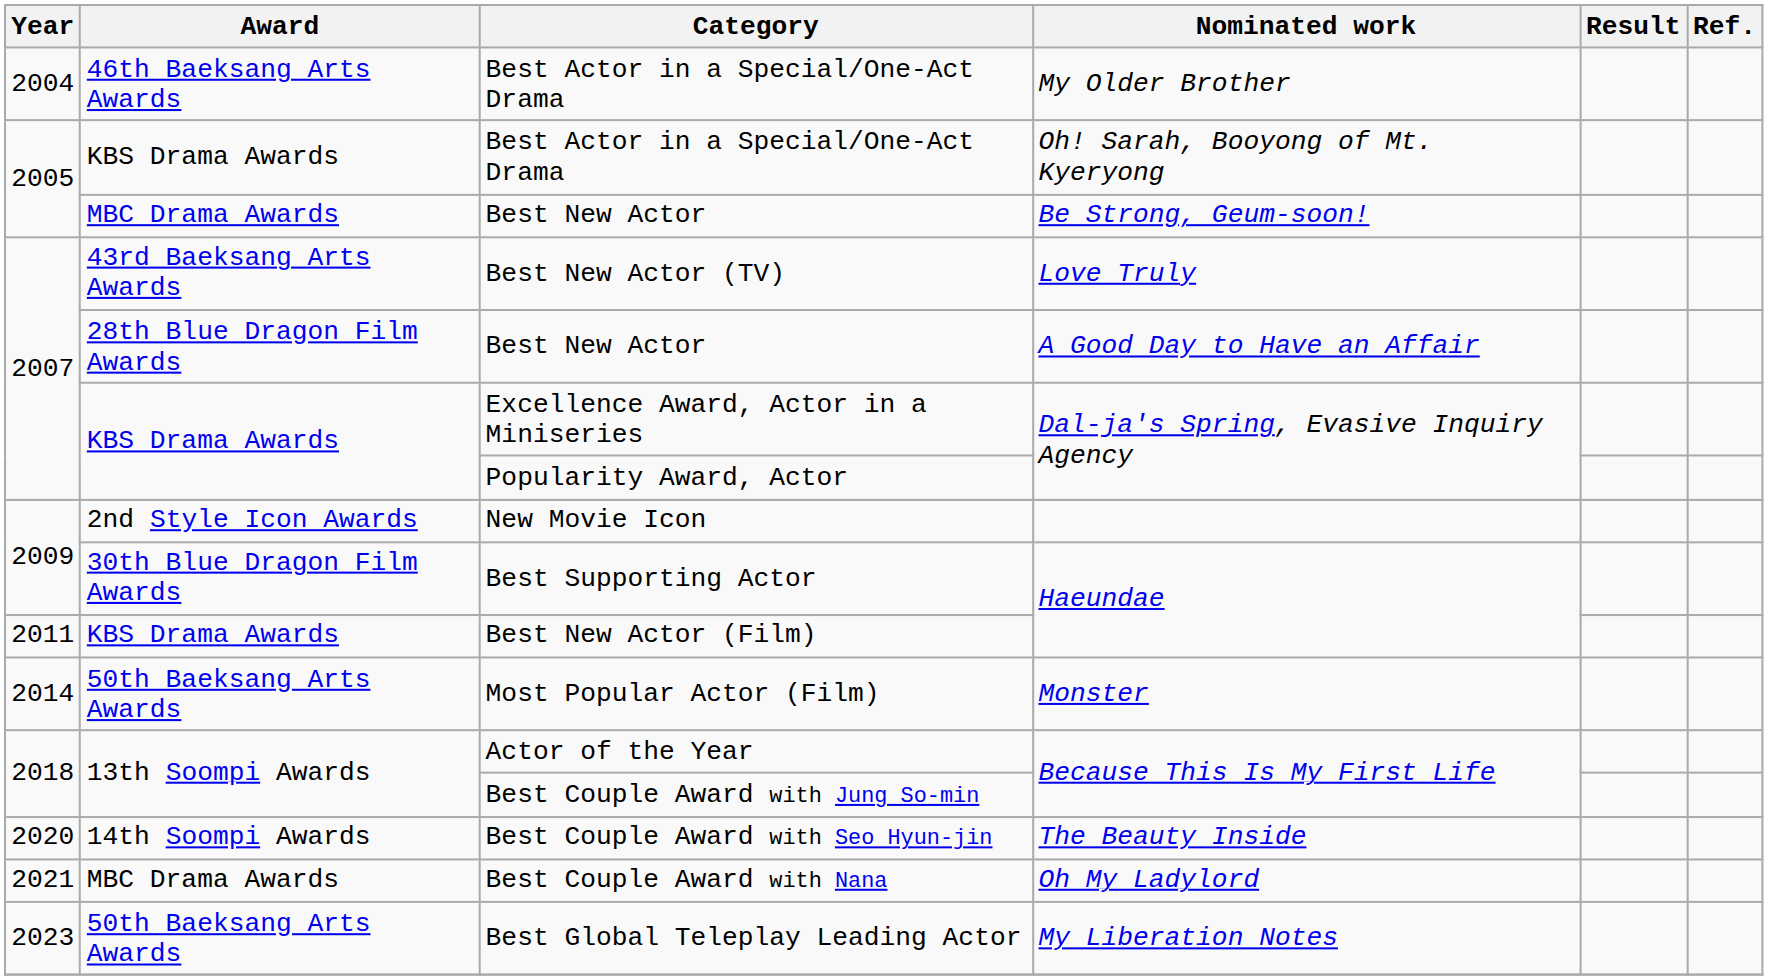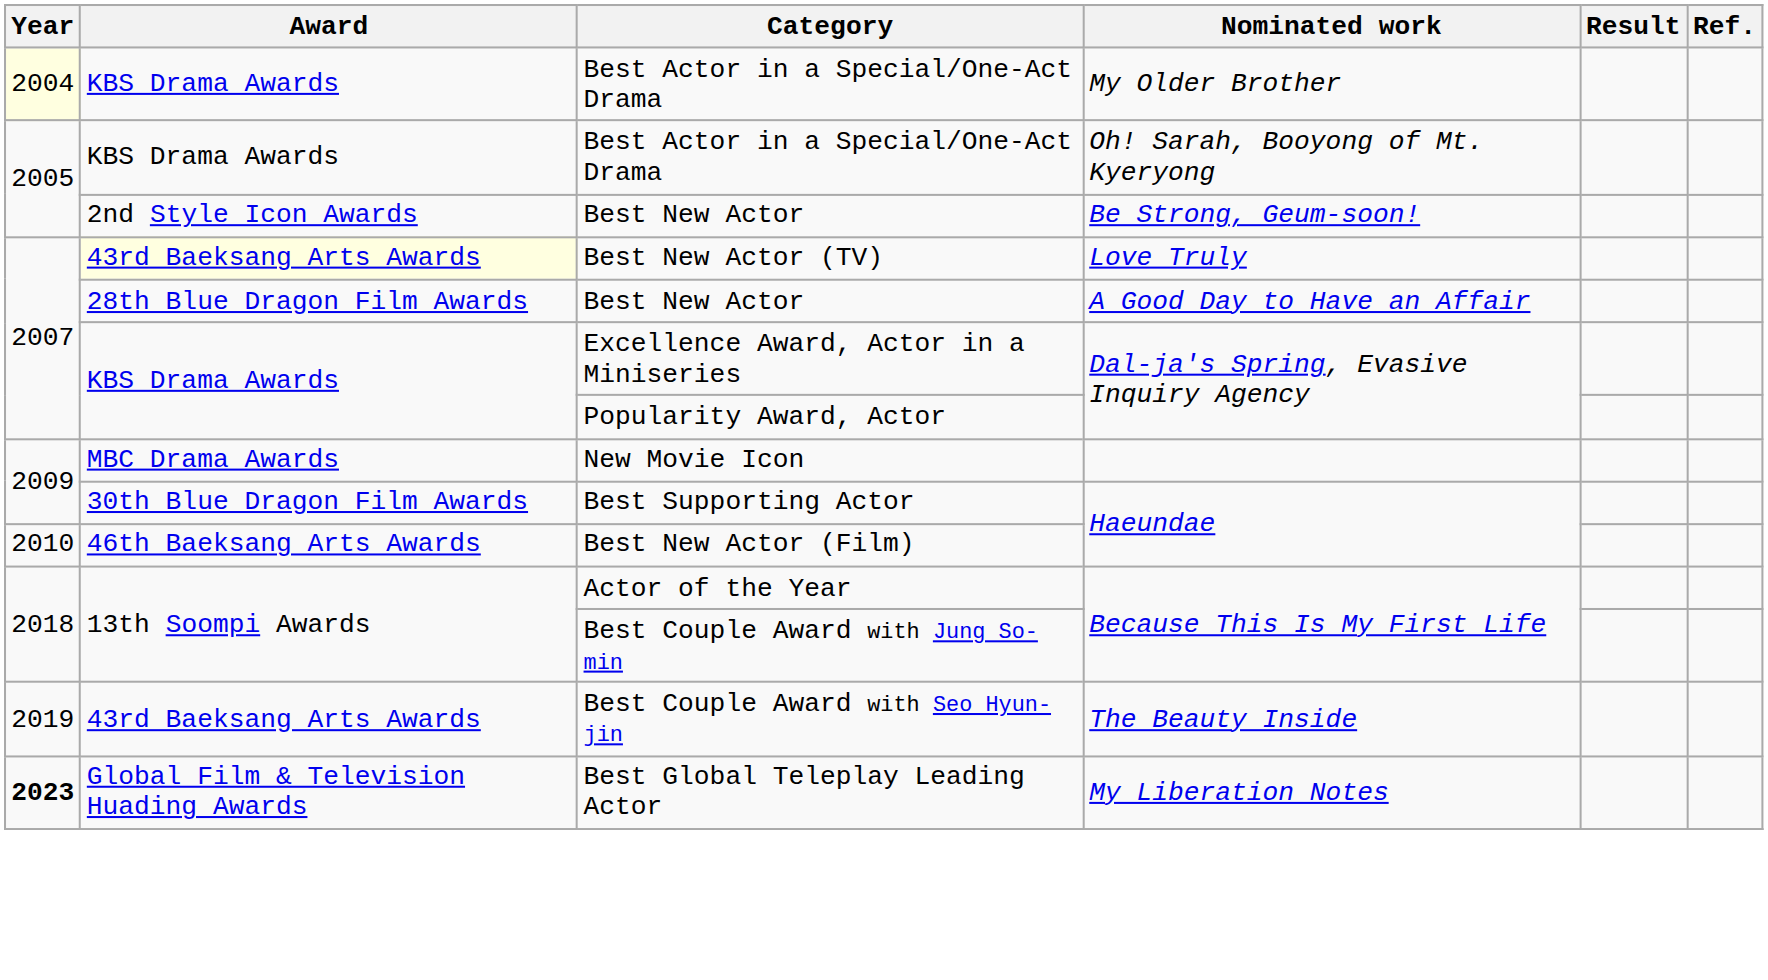(43, 84) no background -> (43, 84) lightyellow background
(229, 84) 46th Baeksang Arts Awards -> (213, 84) KBS Drama Awards
(213, 215) MBC Drama Awards -> (252, 215) 2nd Style Icon Awards
(229, 273) no background -> (284, 258) lightyellow background
(252, 520) 2nd Style Icon Awards -> (213, 460) MBC Drama Awards
(43, 636) 2011 -> (43, 545) 2010
(213, 636) KBS Drama Awards -> (284, 545) 46th Baeksang Arts Awards
- row: (683, 694)
(43, 838) 2020 -> (43, 719) 2019
(229, 838) 14th Soompi Awards -> (284, 719) 43rd Baeksang Arts Awards
- row: (687, 880)
(43, 938) normal -> (43, 792) bold
(229, 938) 50th Baeksang Arts Awards -> (276, 792) Global Film & Television Huading Awards
